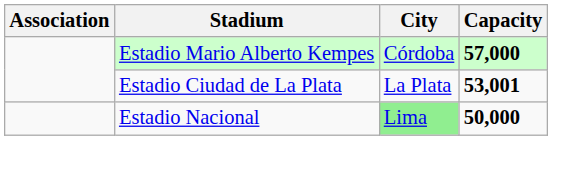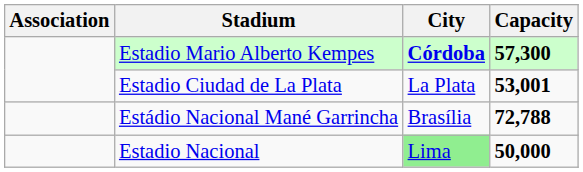(419, 53) normal -> (446, 53) bold
(492, 53) 57,000 -> (523, 53) 57,300
+ row: (259, 118)
